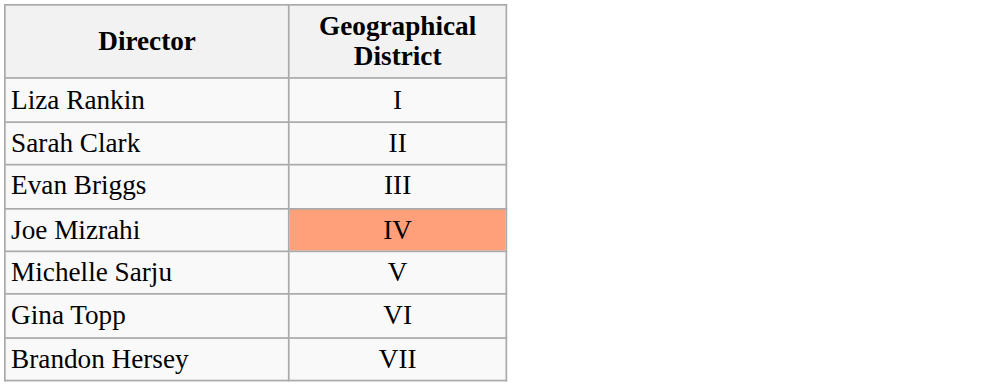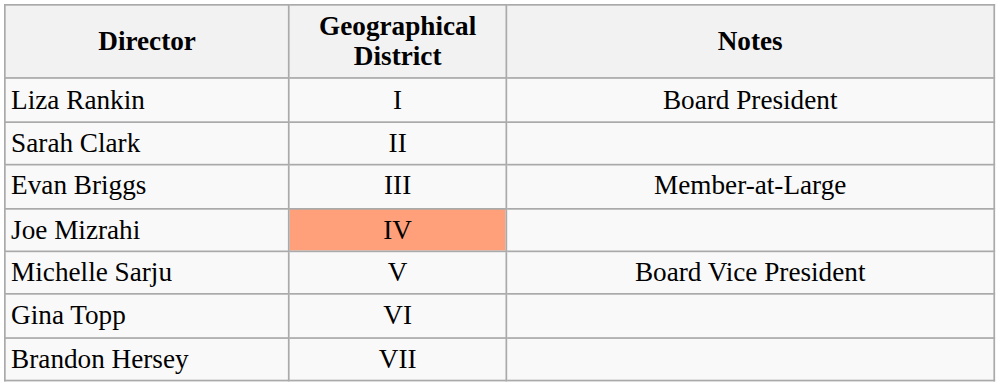+ column: (750, 41)
